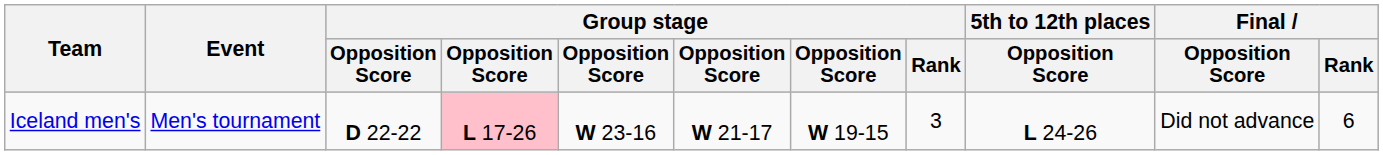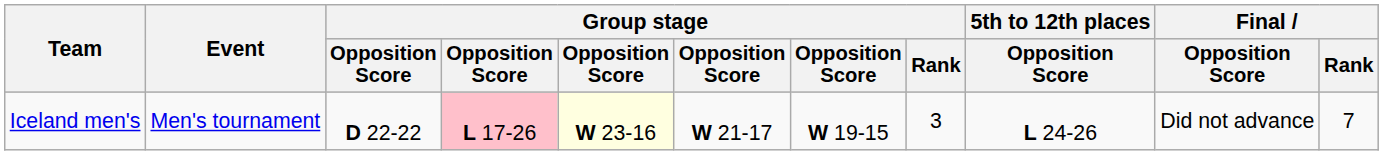(616, 133) no background -> (616, 133) lightyellow background
(1349, 121) 6 -> (1349, 121) 7
